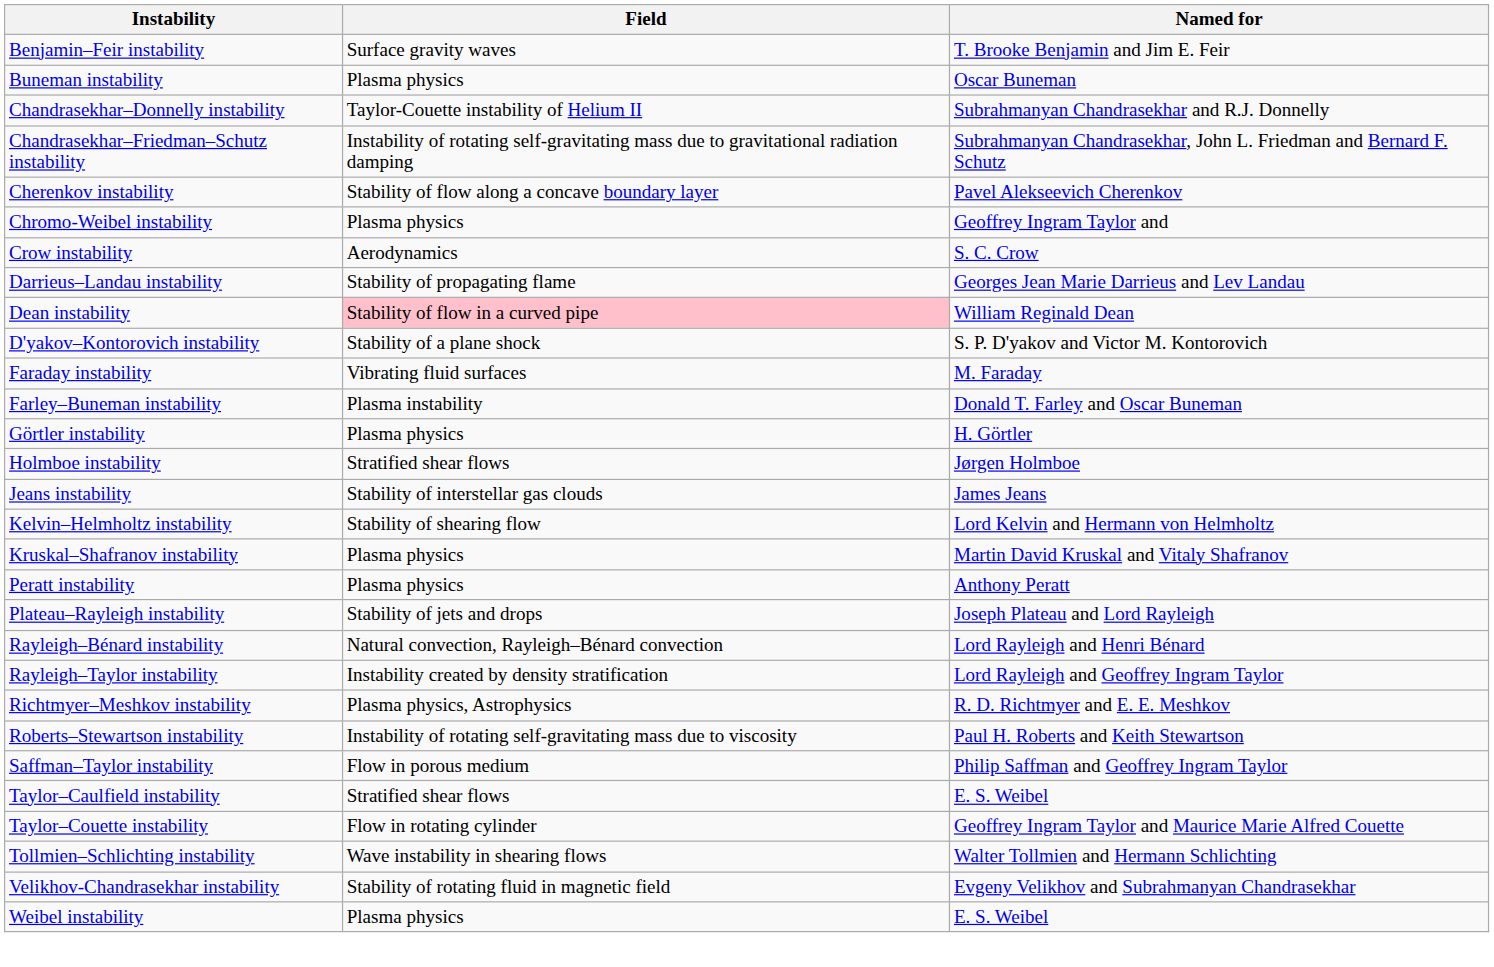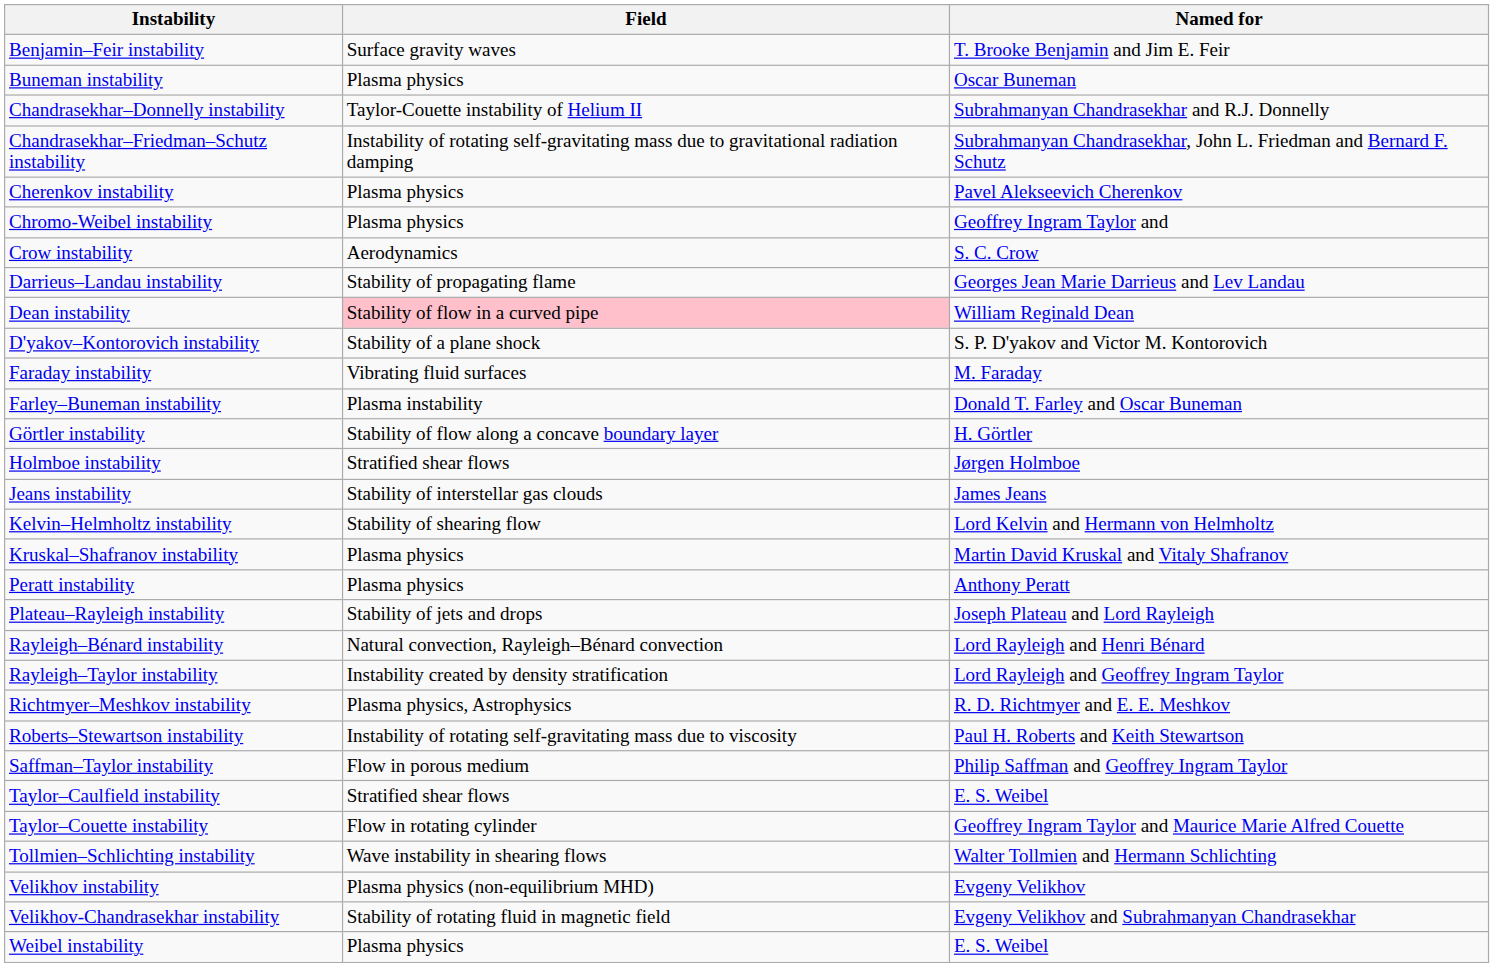(533, 191) Stability of flow along a concave boundary layer -> (405, 191) Plasma physics
(405, 433) Plasma physics -> (533, 433) Stability of flow along a concave boundary layer
+ row: (84, 886)
